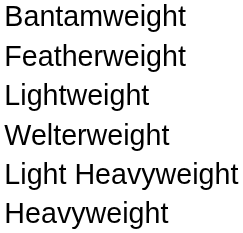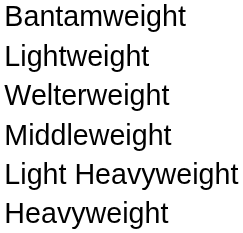- row: (95, 56)
+ row: (88, 135)
